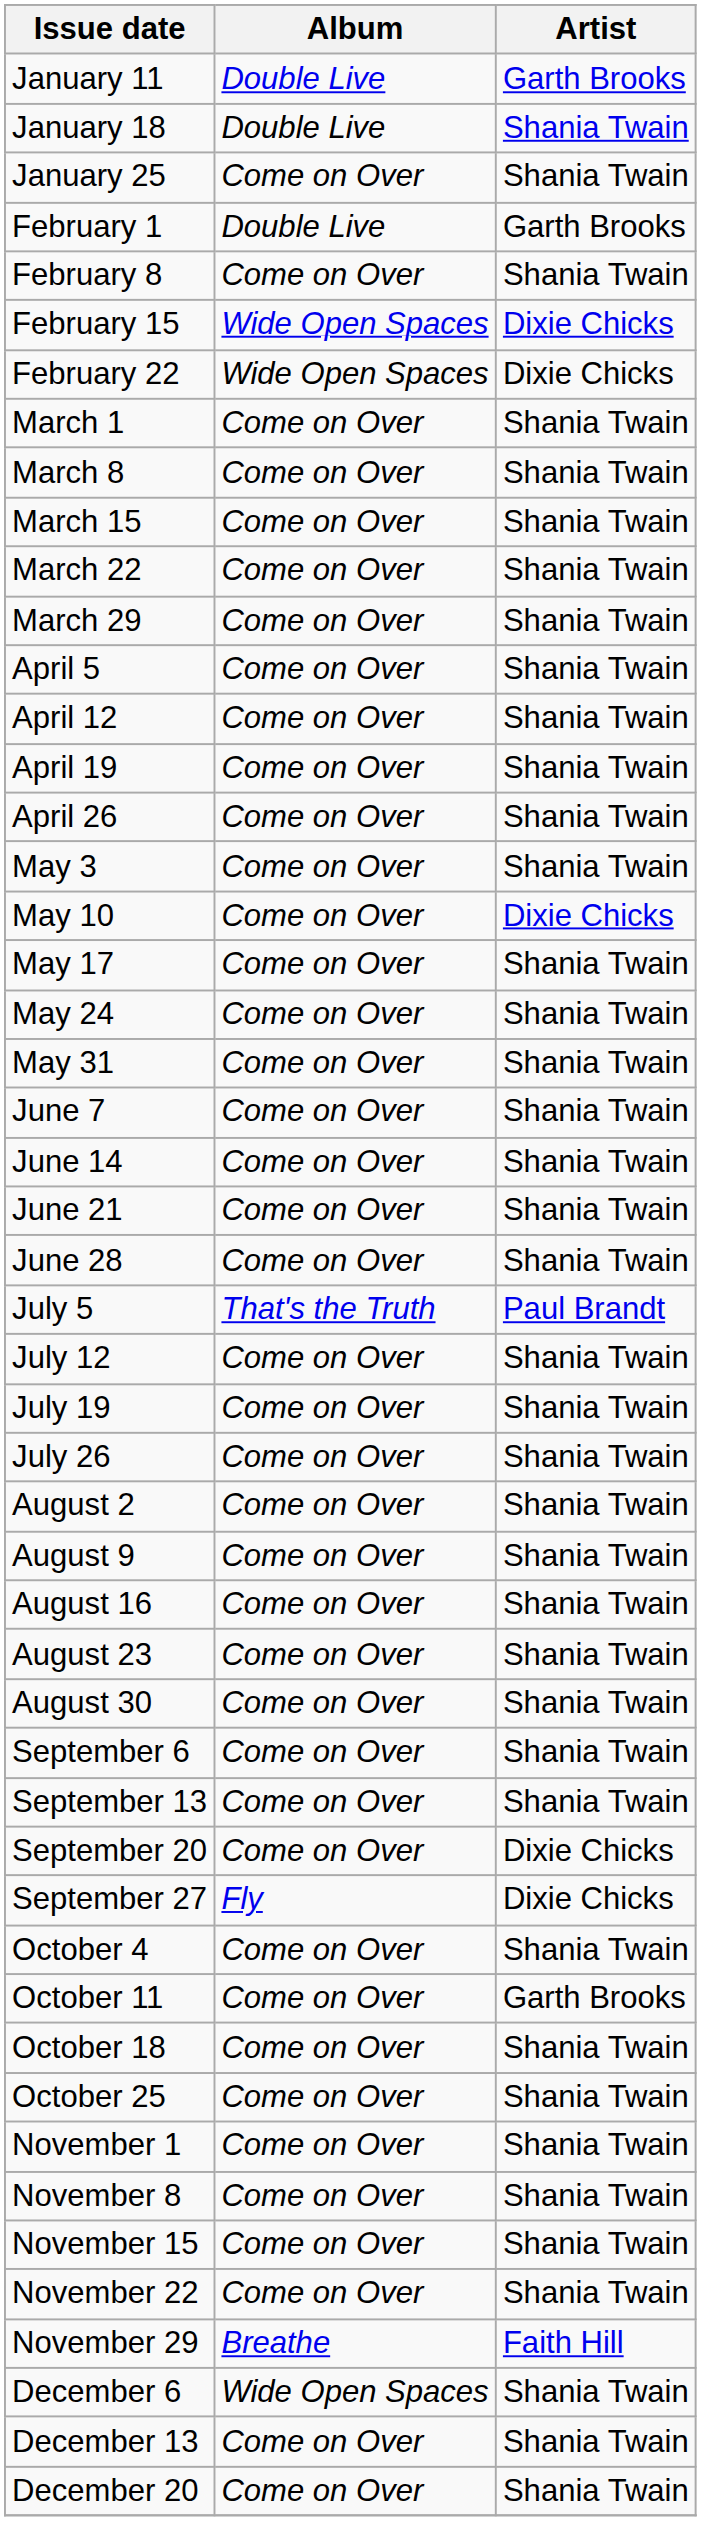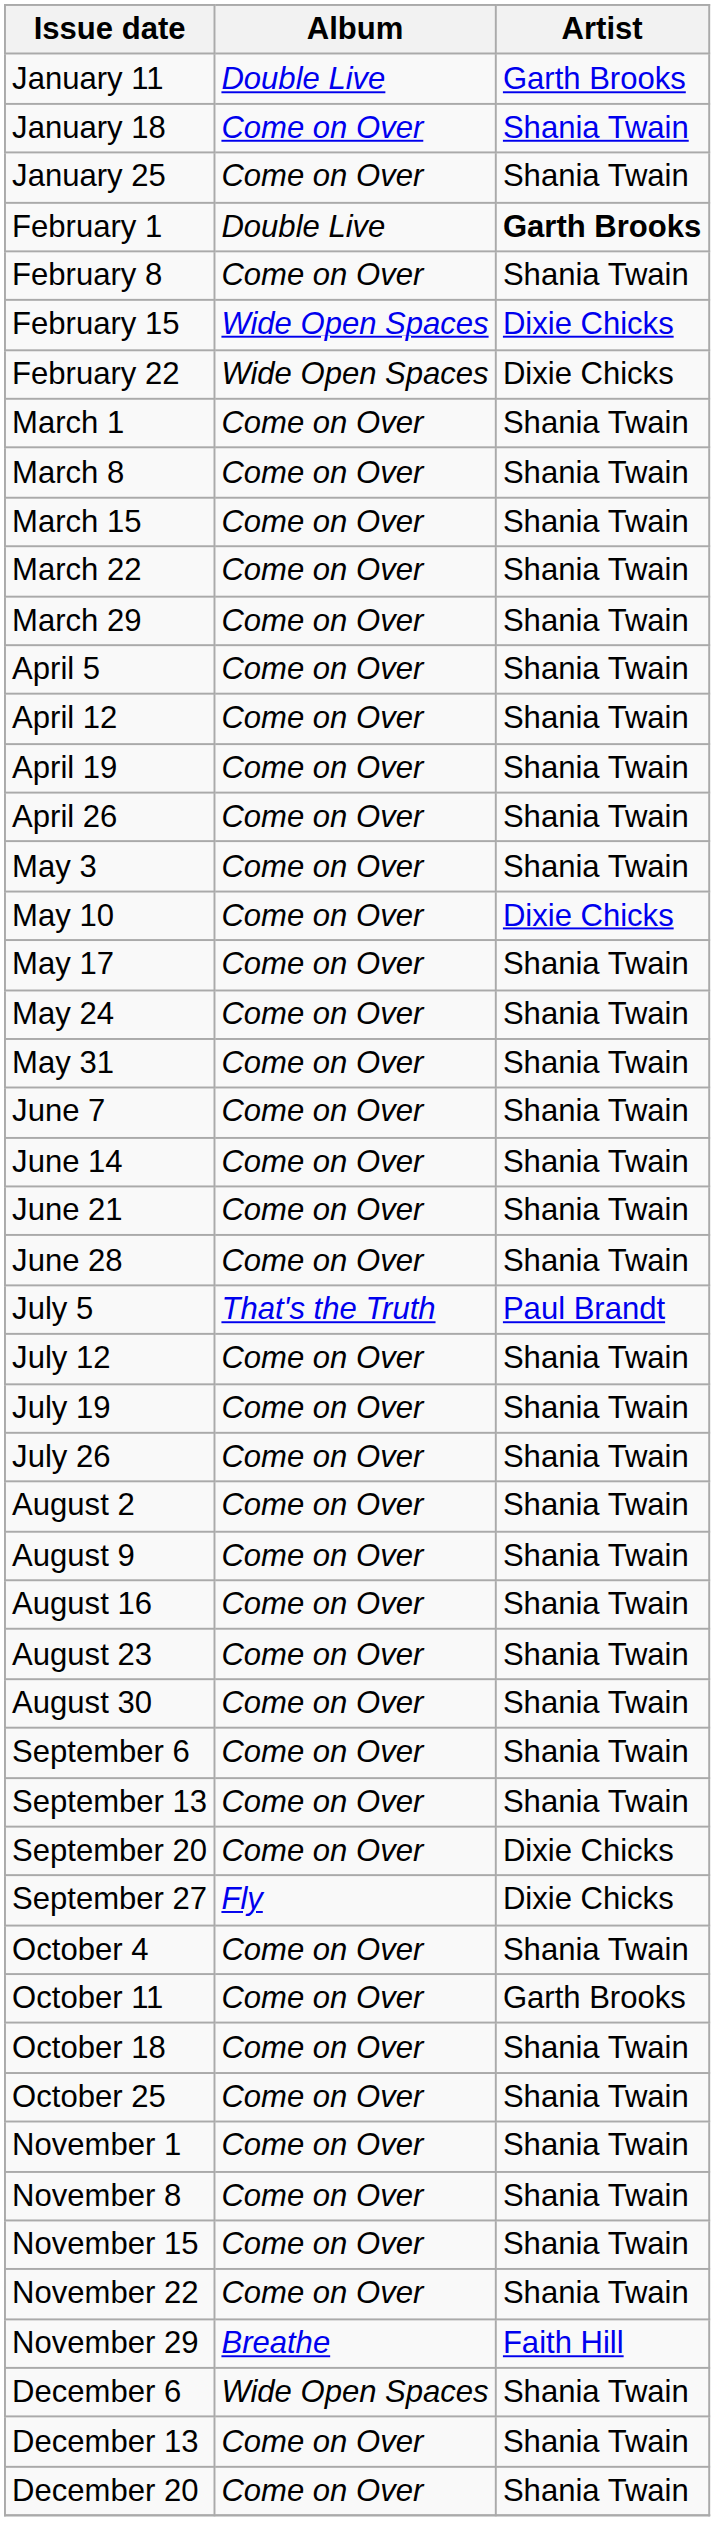(303, 127) Double Live -> (322, 127) Come on Over
(594, 226) normal -> (602, 226) bold
